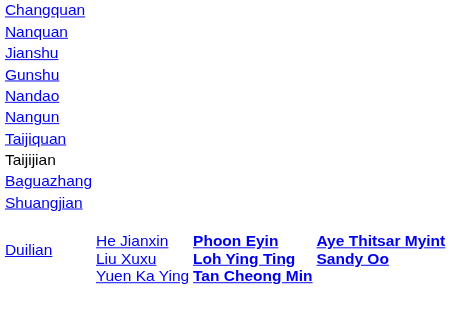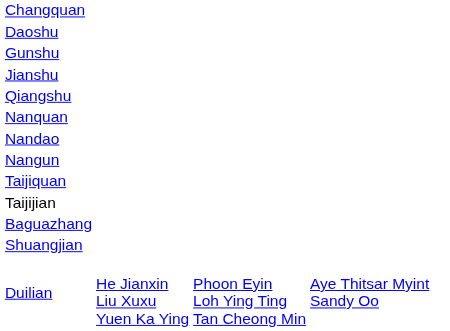+ row: (32, 31)
rows swapped: (32, 74) <-> (36, 31)
+ row: (38, 96)
(253, 258) bold -> (250, 301) normal
(381, 250) bold -> (370, 292) normal
